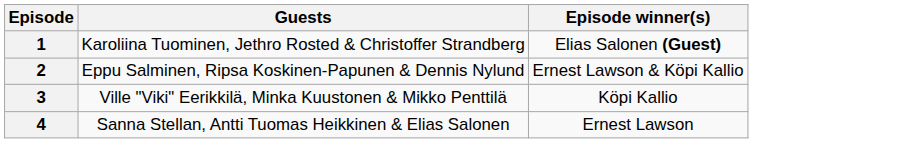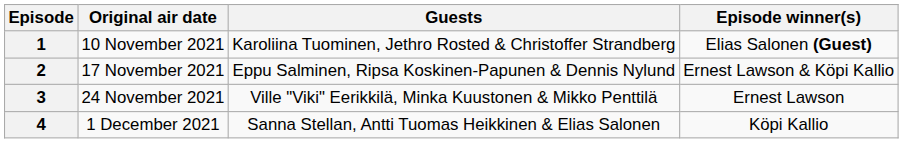+ column: (153, 17)
(638, 97) Köpi Kallio -> (789, 97) Ernest Lawson
(638, 124) Ernest Lawson -> (789, 124) Köpi Kallio
